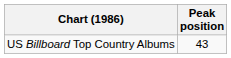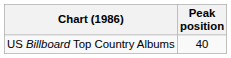(202, 44) 43 -> (202, 44) 40
